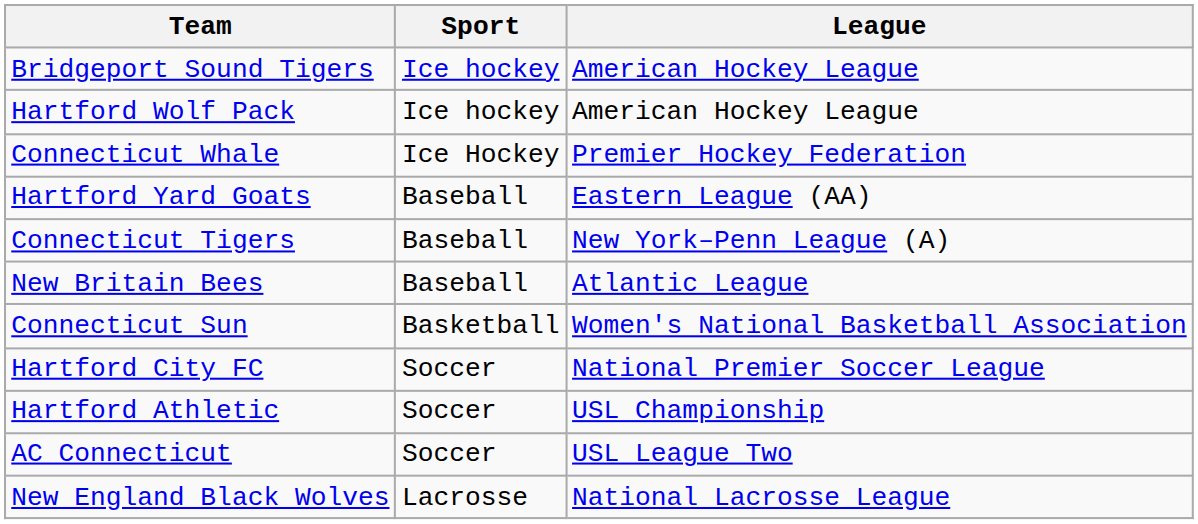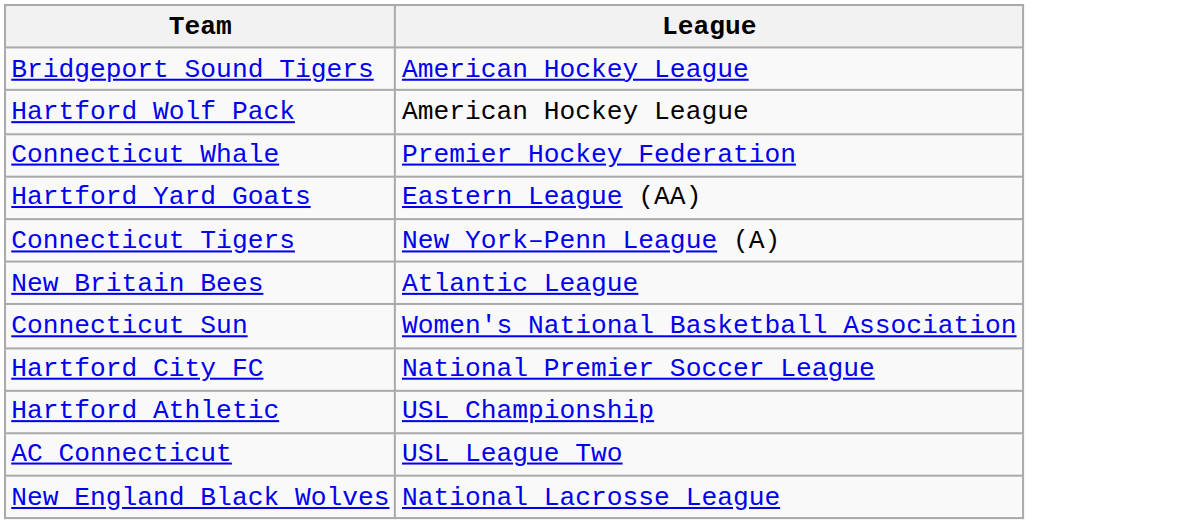- column: (481, 26)
